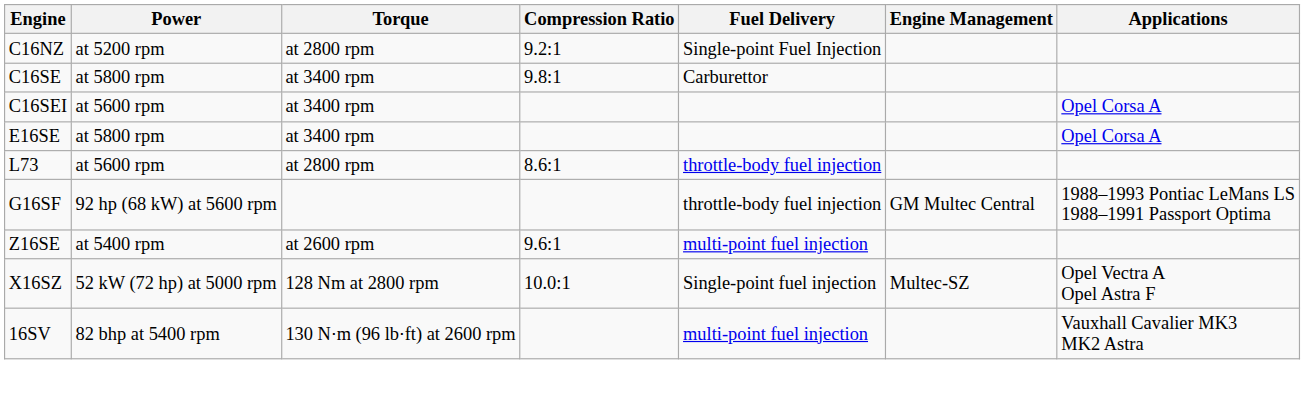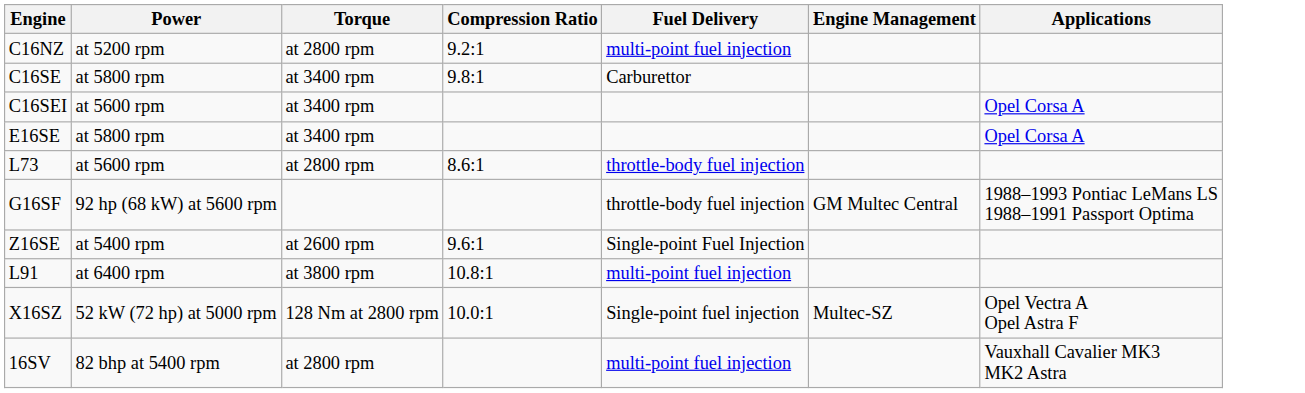(782, 48) Single-point Fuel Injection -> (699, 48) multi-point fuel injection
(776, 244) multi-point fuel injection -> (705, 244) Single-point Fuel Injection
+ row: (24, 273)
(401, 334) 130 N⋅m (96 lb⋅ft) at 2600 rpm -> (330, 362) at 2800 rpm
